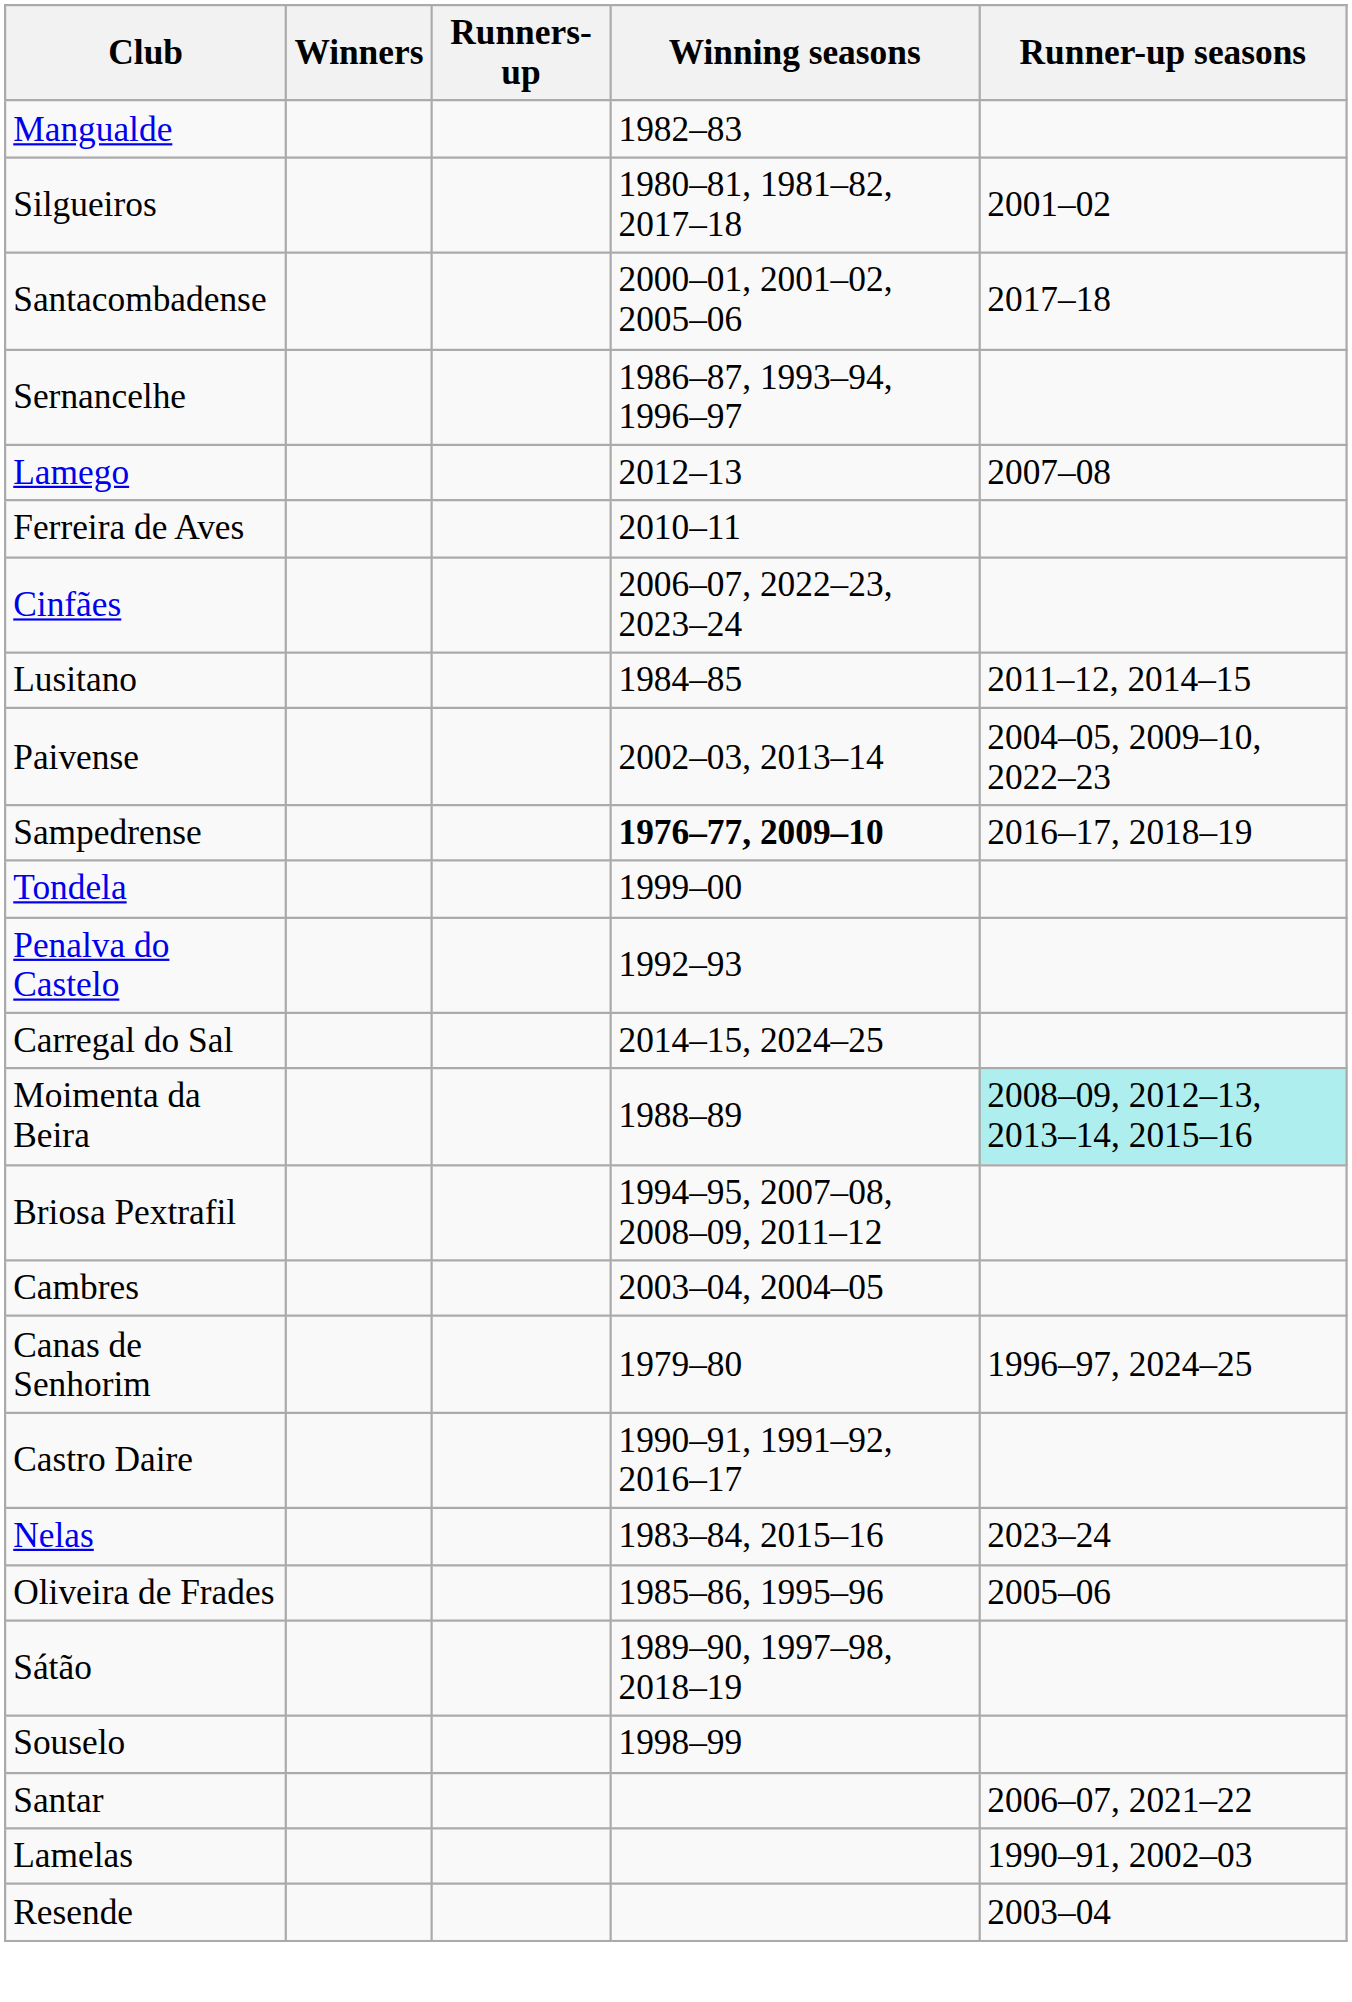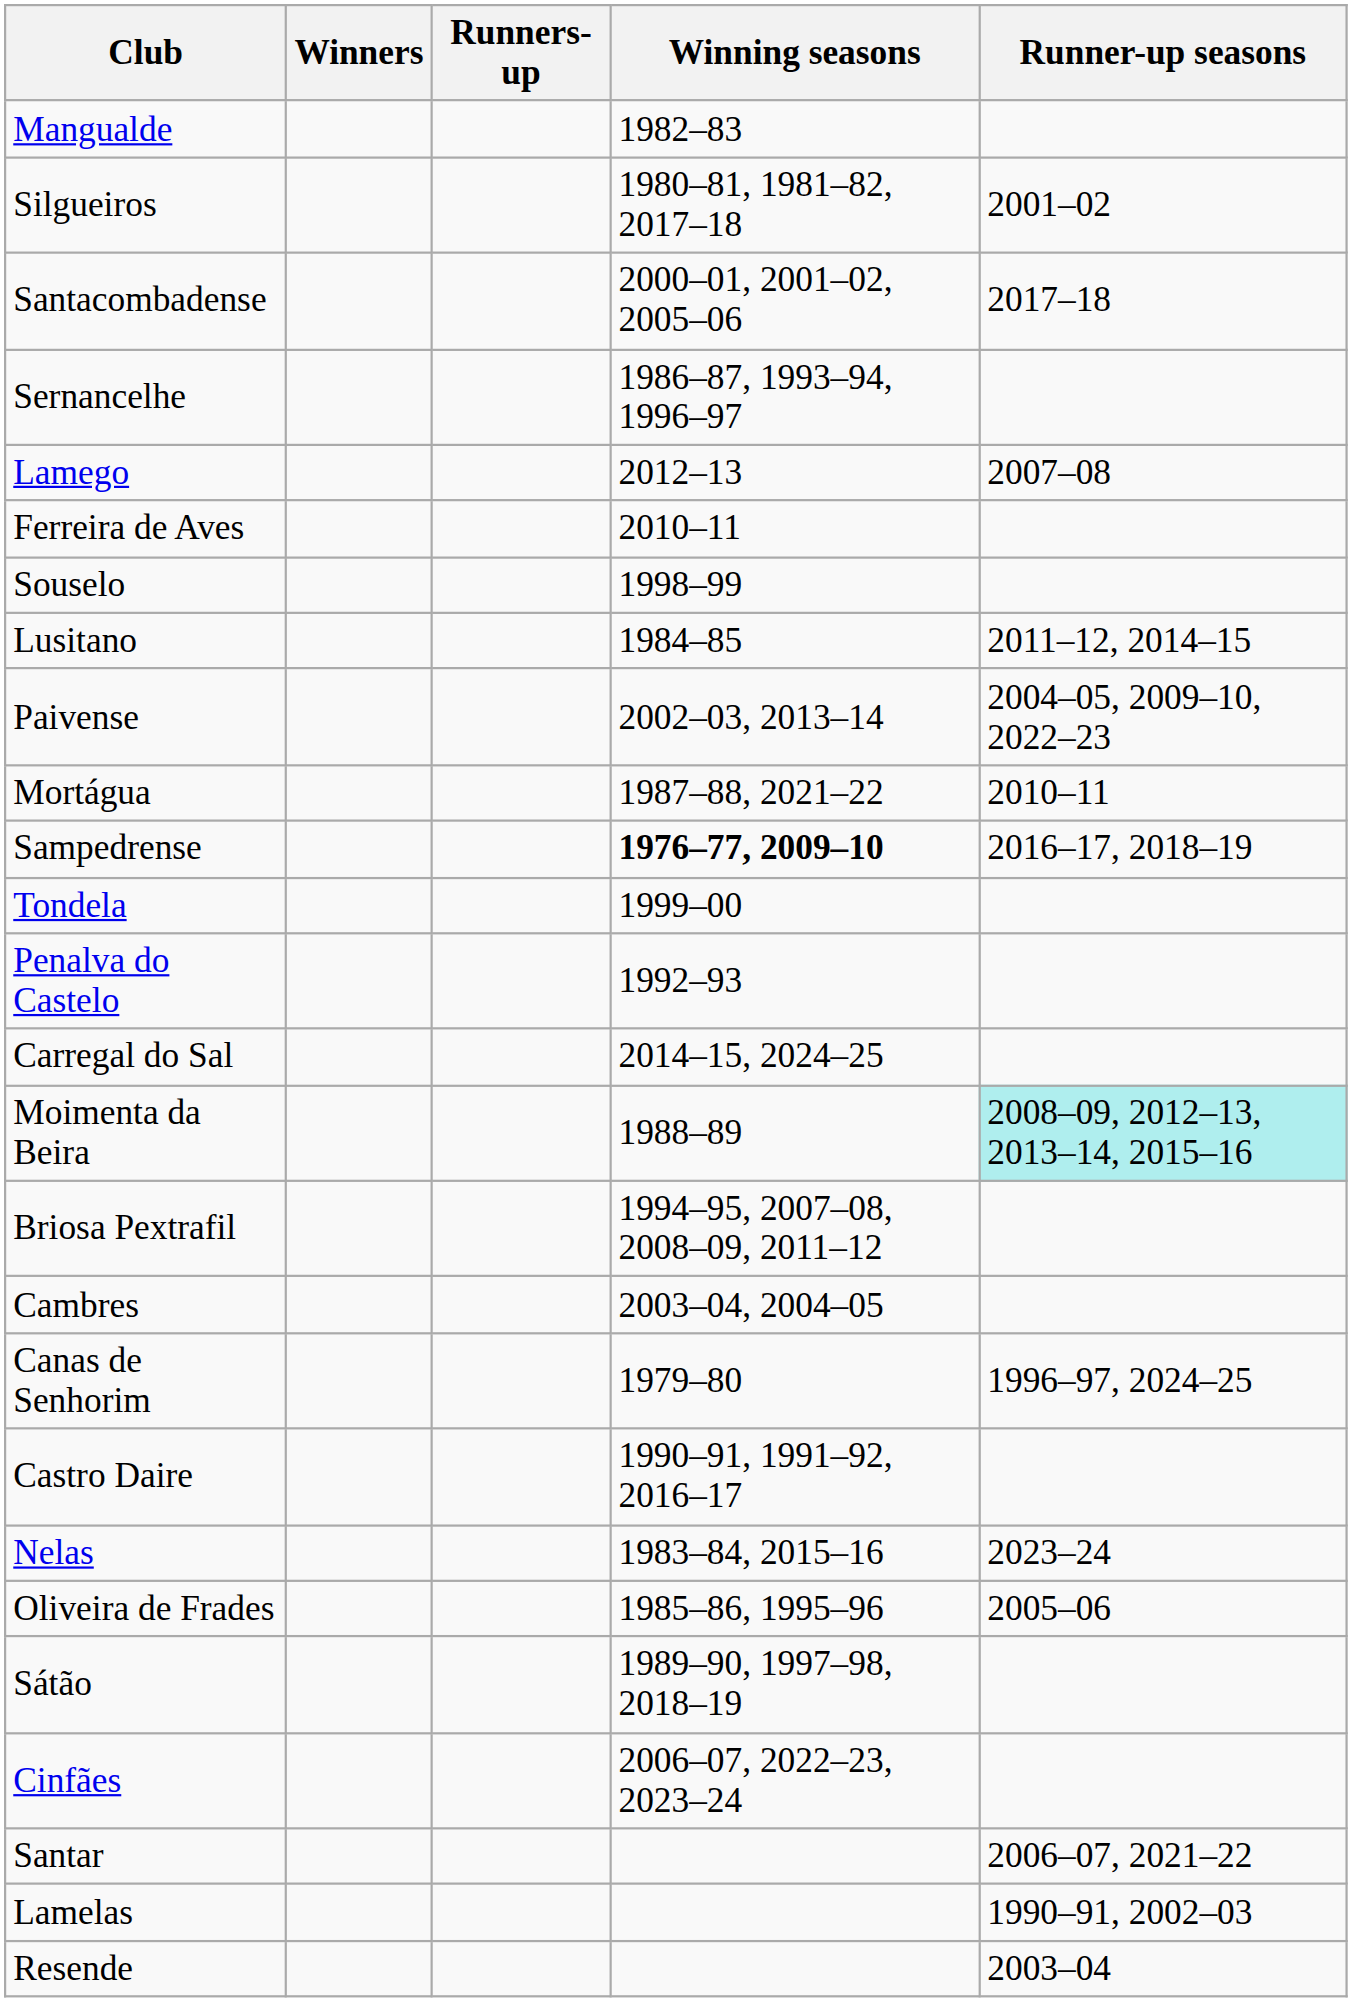rows swapped: (67, 604) <-> (69, 1743)
+ row: (82, 792)
